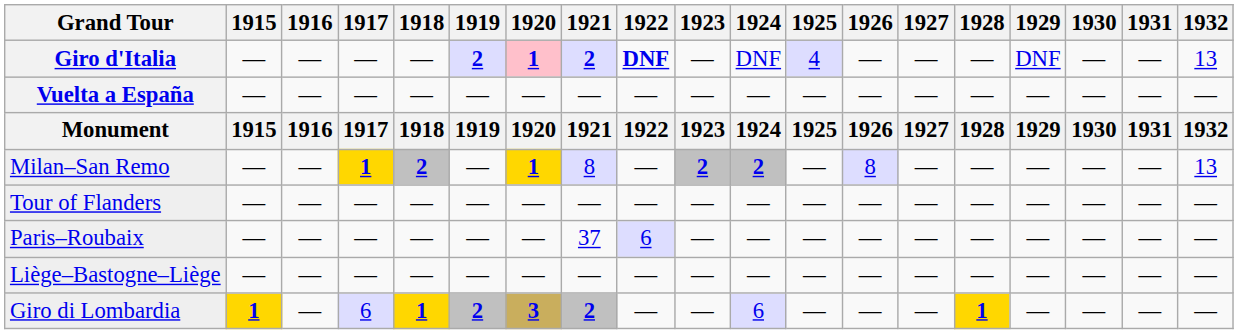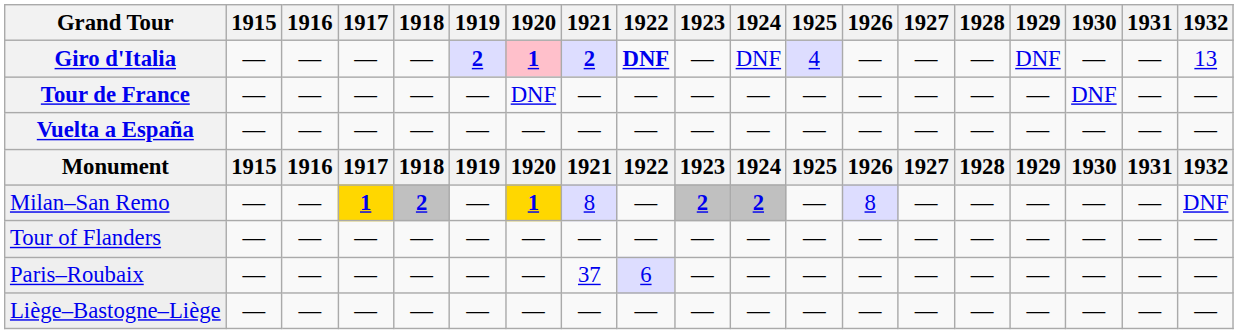+ row: (115, 94)
(1206, 166) 13 -> (1206, 202) DNF
- row: (95, 310)
